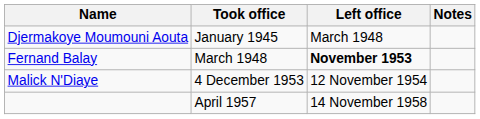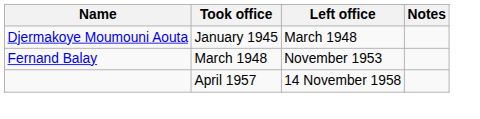(361, 59) bold -> (333, 59) normal
- row: (53, 80)
